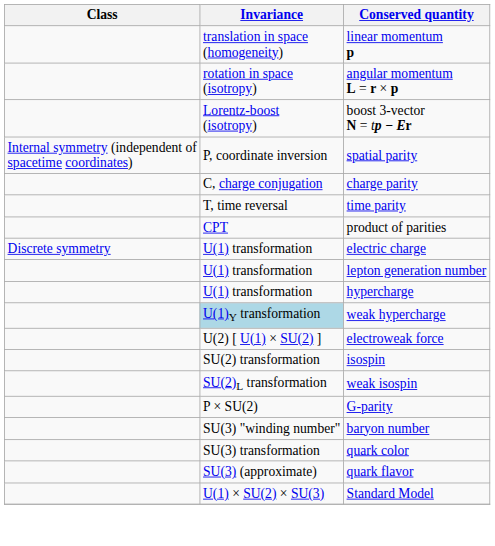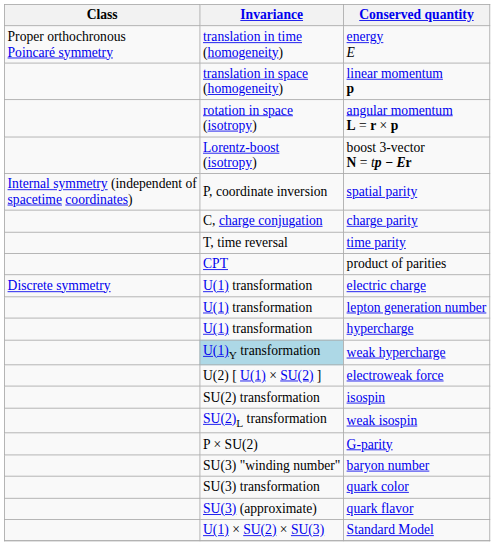+ row: (365, 44)
